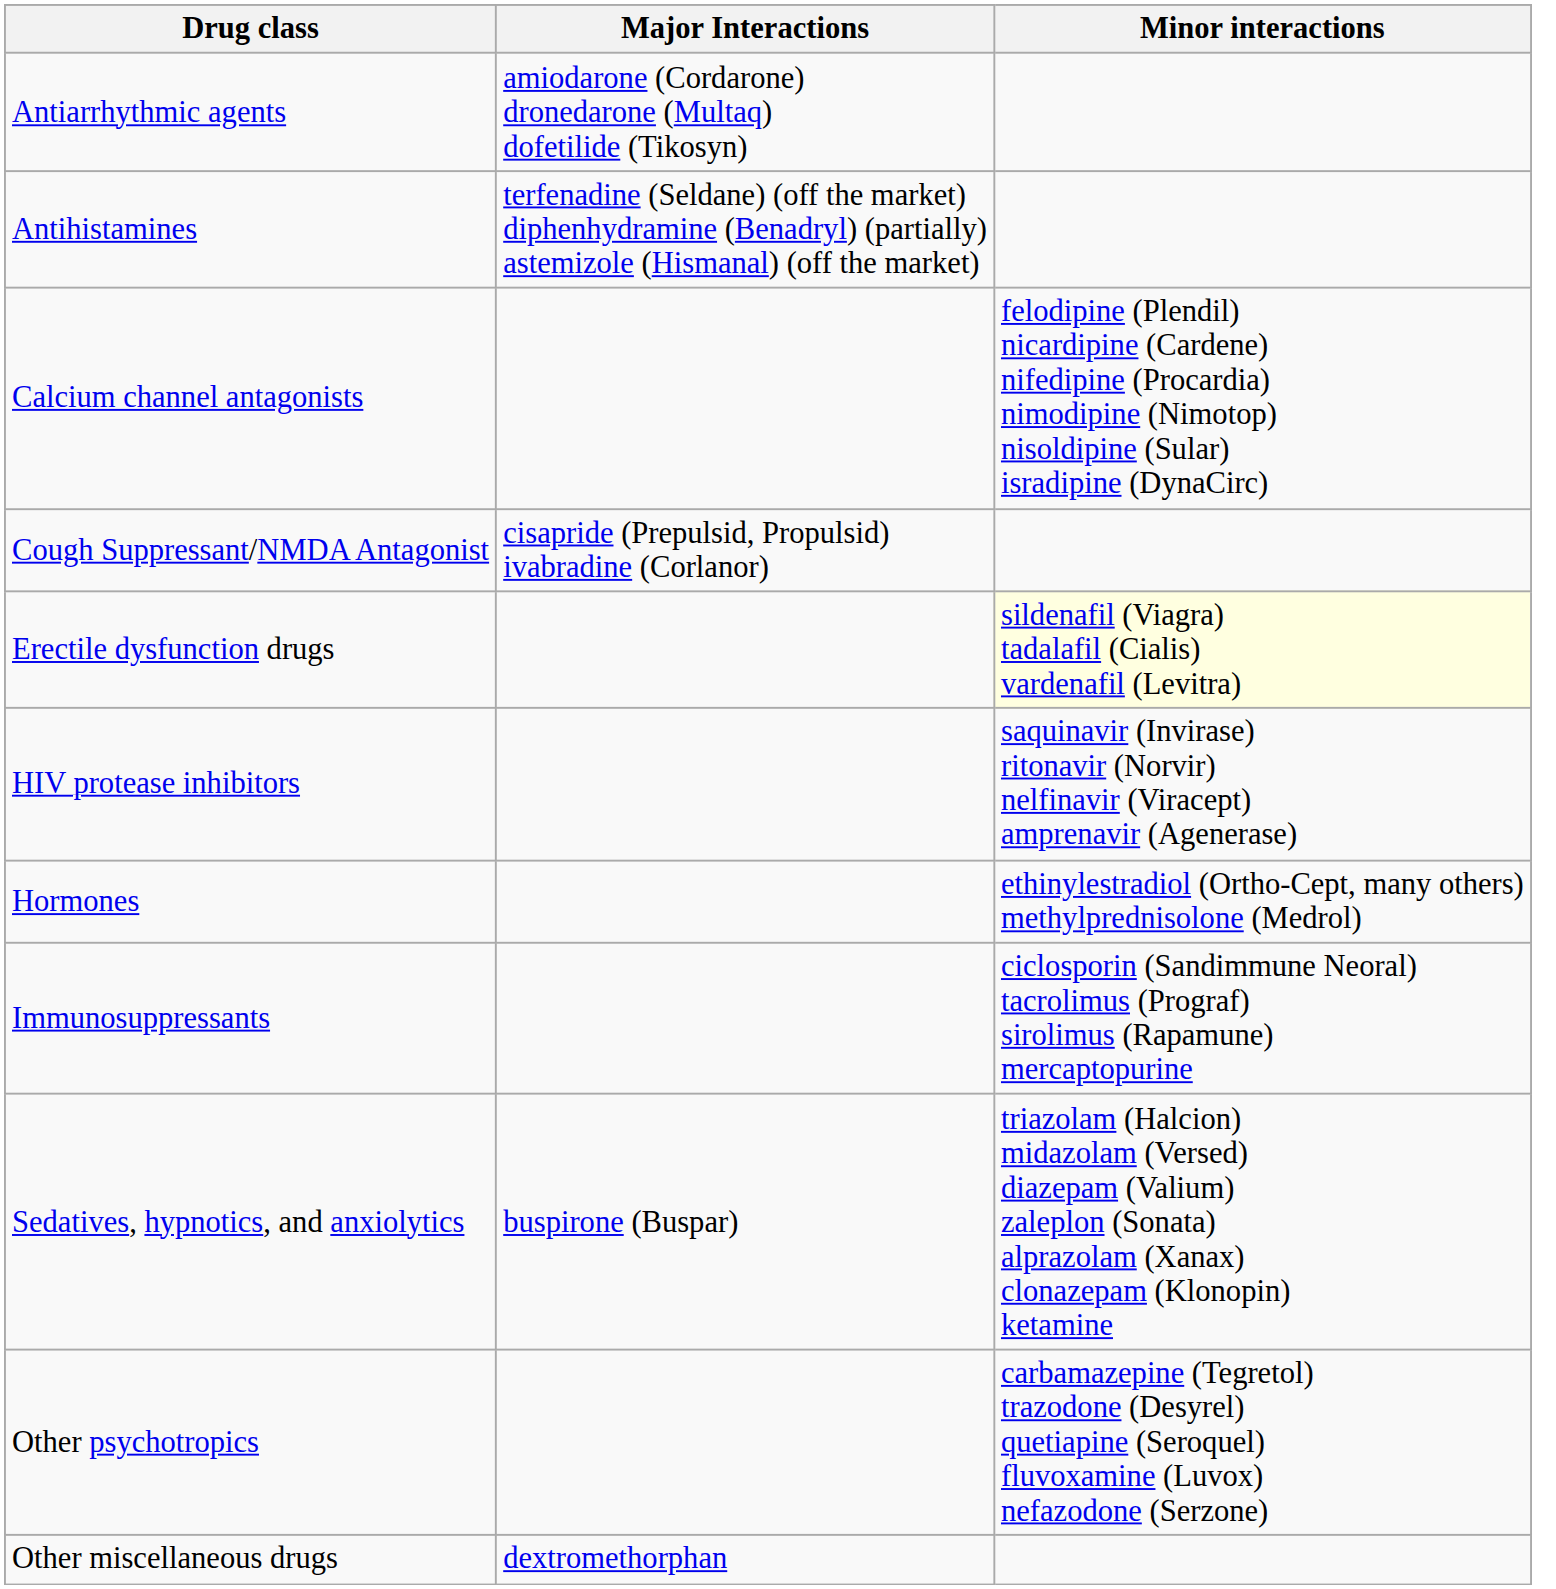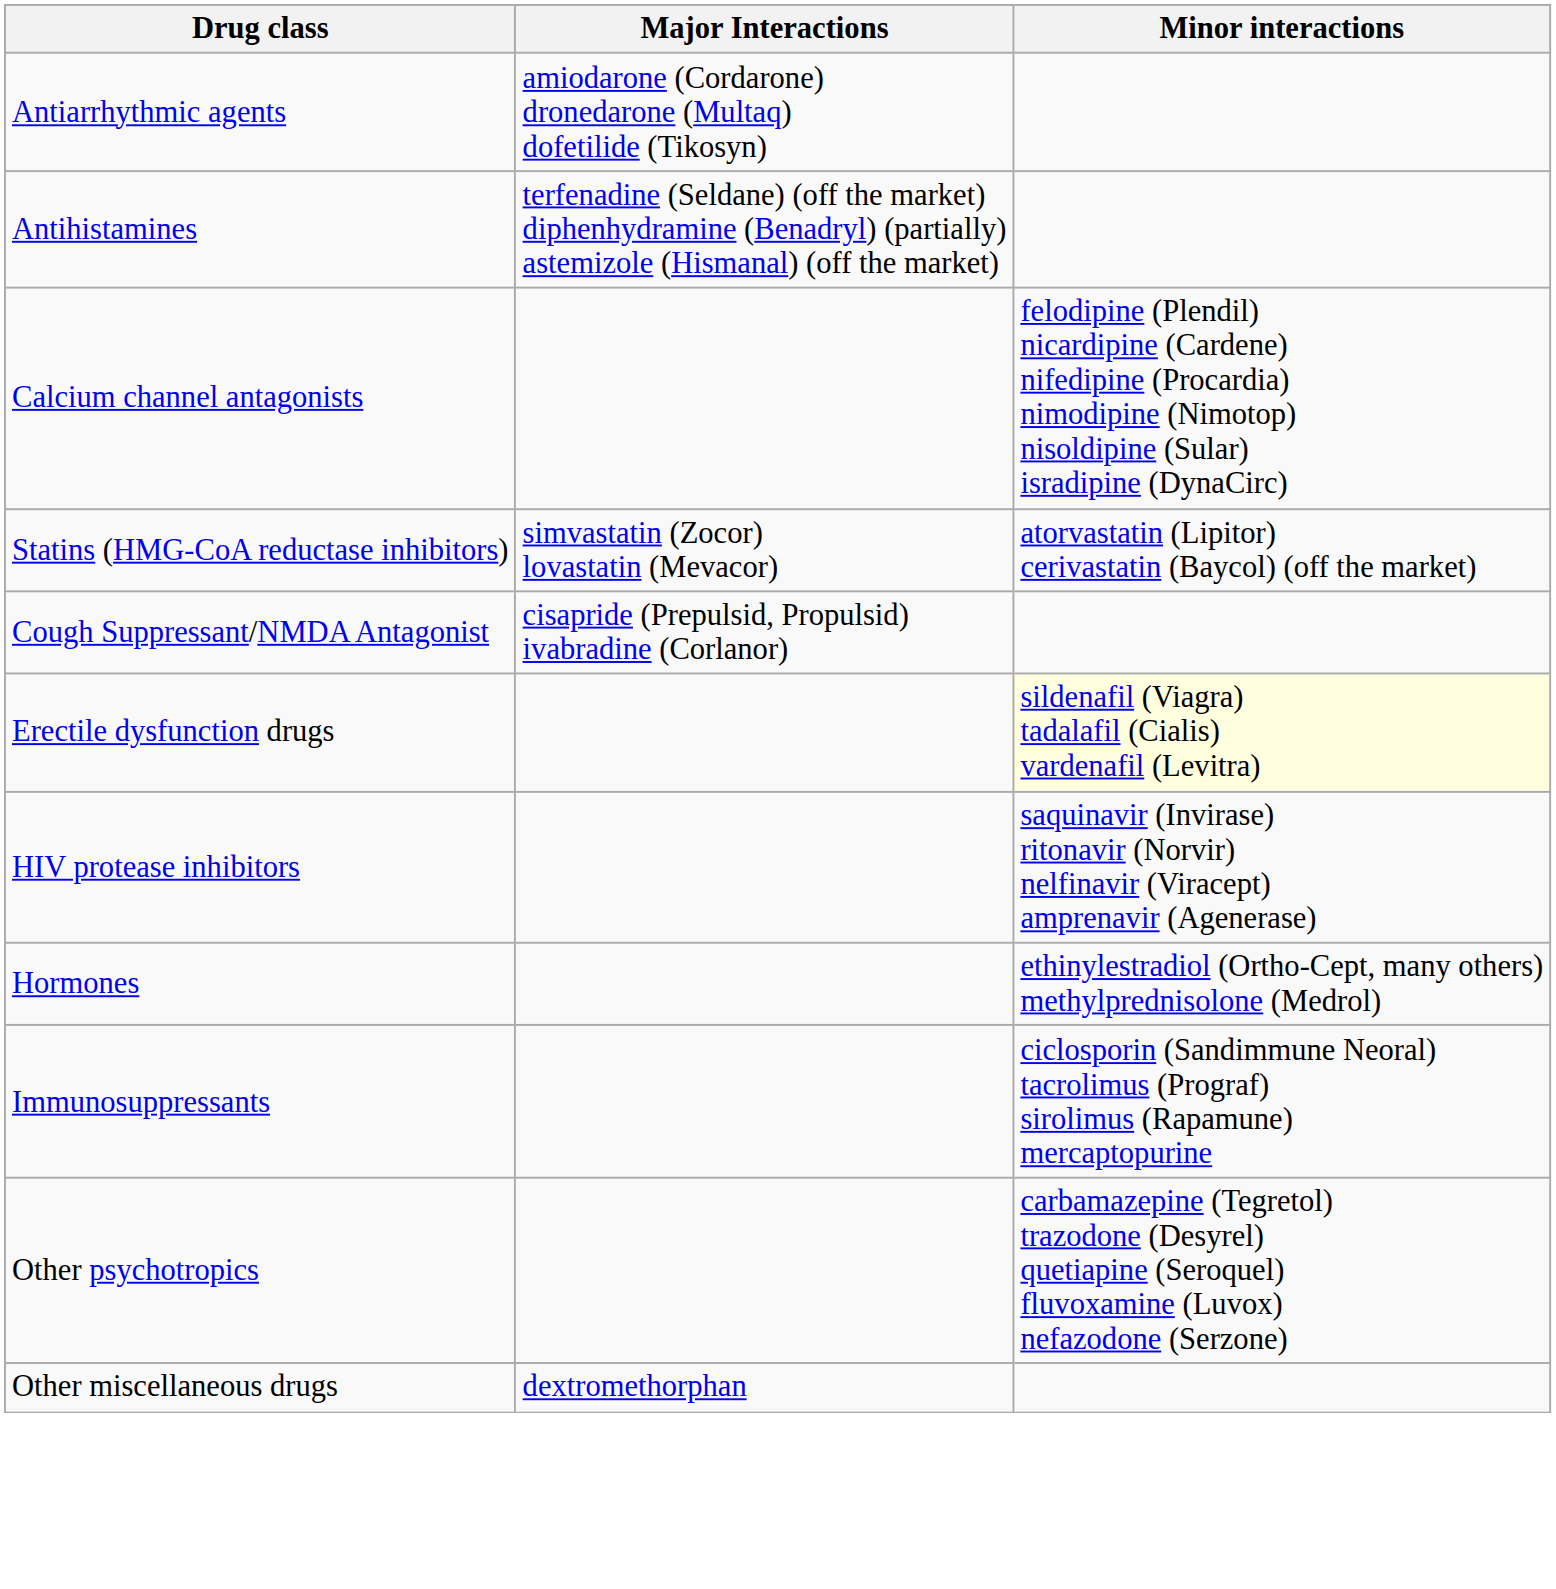+ row: (260, 549)
- row: (238, 1221)
